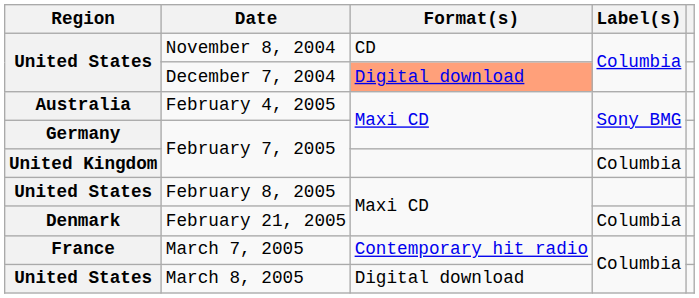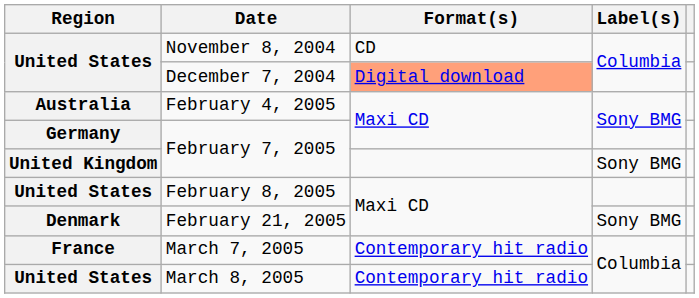(639, 163) Columbia -> (639, 163) Sony BMG
(639, 221) Columbia -> (639, 221) Sony BMG
(440, 278) Digital download -> (471, 278) Contemporary hit radio
